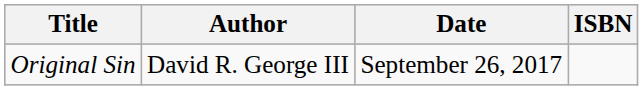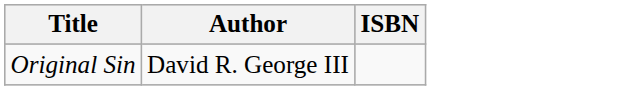- column: (461, 24)
